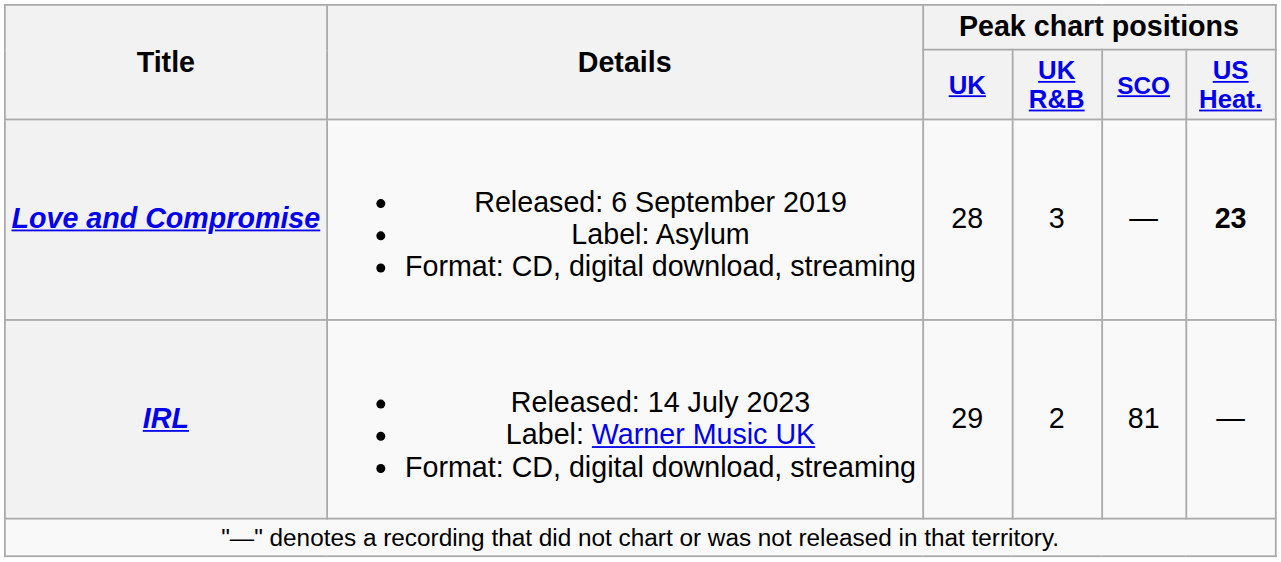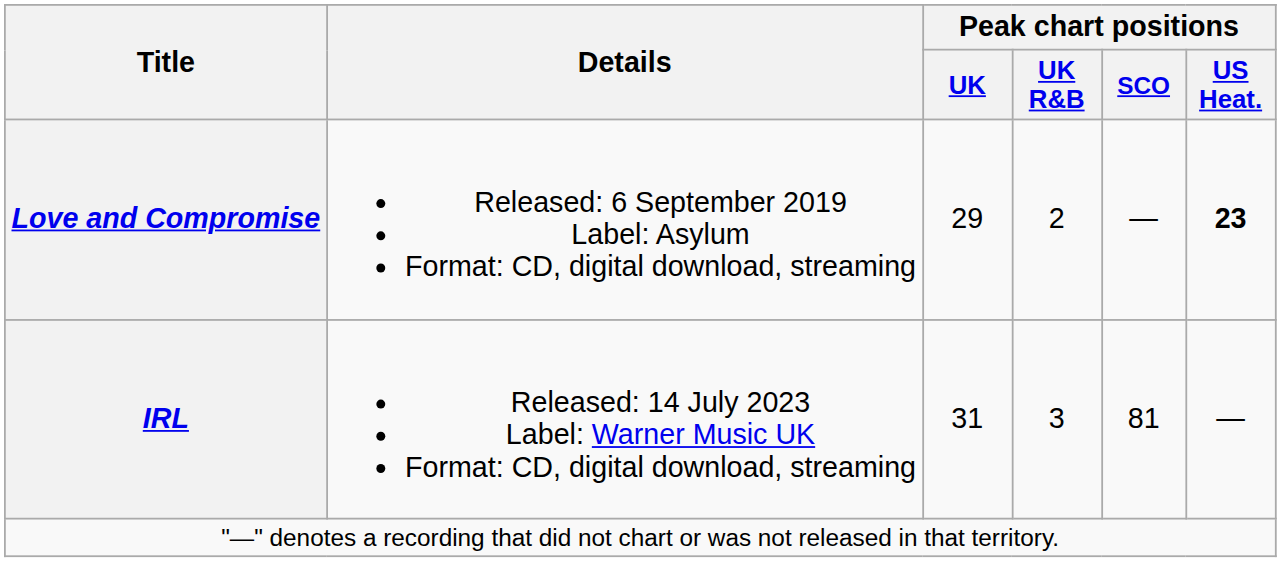(967, 218) 28 -> (967, 218) 29
(1057, 218) 3 -> (1057, 218) 2
(967, 418) 29 -> (967, 418) 31
(1057, 418) 2 -> (1057, 418) 3
